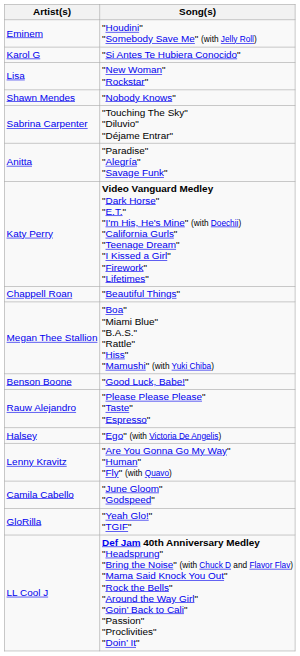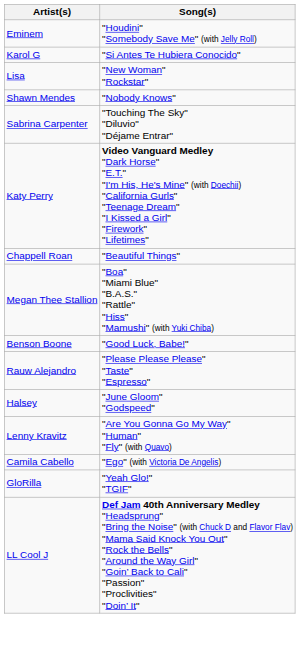- row: (19, 162)
(162, 435) "Ego" (with Victoria De Angelis) -> (132, 403) "June Gloom" "Godspeed"
(132, 494) "June Gloom" "Godspeed" -> (162, 462) "Ego" (with Victoria De Angelis)
